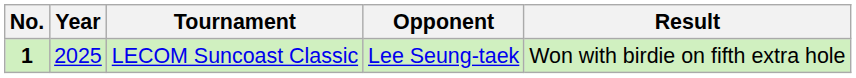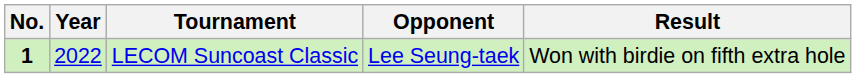(78, 56) 2025 -> (78, 56) 2022
